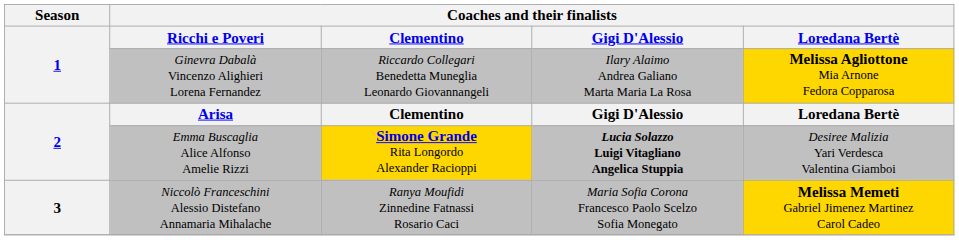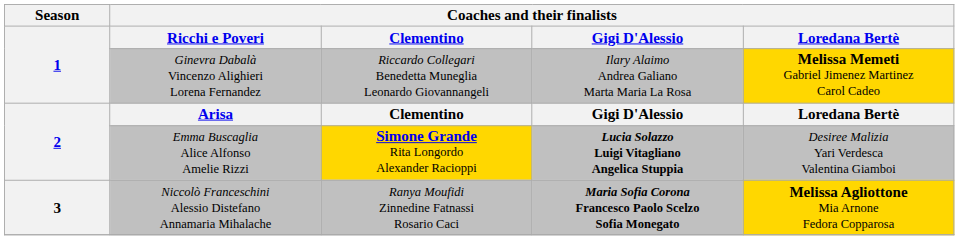(849, 75) Melissa Agliottone Mia Arnone Fedora Copparosa -> (849, 75) Melissa Memeti Gabriel Jimenez Martinez Carol Cadeo
(638, 208) normal -> (638, 207) bold
(849, 207) Melissa Memeti Gabriel Jimenez Martinez Carol Cadeo -> (849, 207) Melissa Agliottone Mia Arnone Fedora Copparosa
